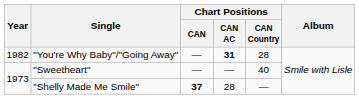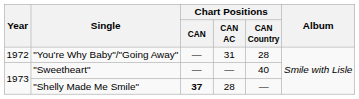(18, 54) 1982 -> (18, 54) 1972
(229, 54) bold -> (229, 54) normal
